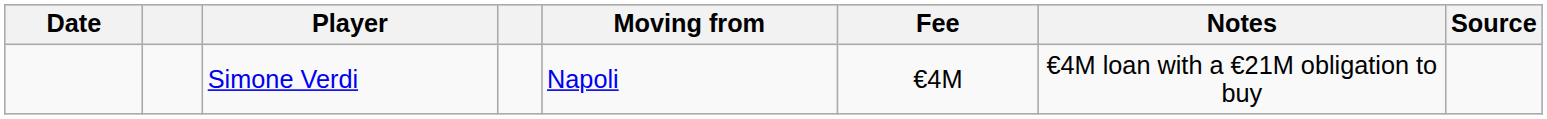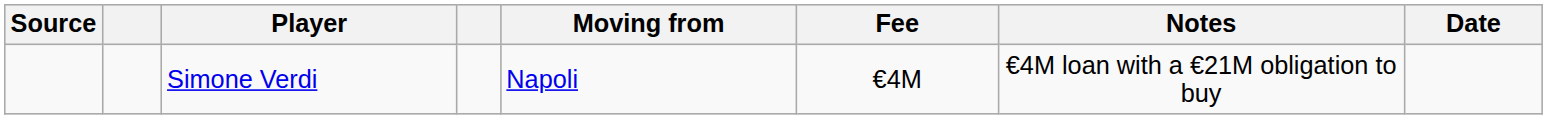columns swapped: (74, 24) <-> (1494, 24)
